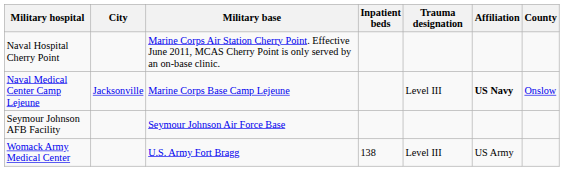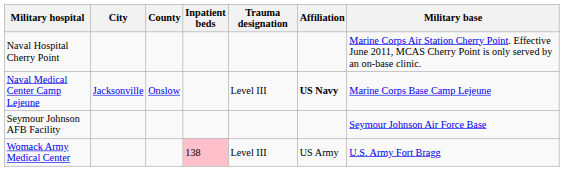columns swapped: (541, 18) <-> (252, 18)
(368, 152) no background -> (193, 152) pink background
